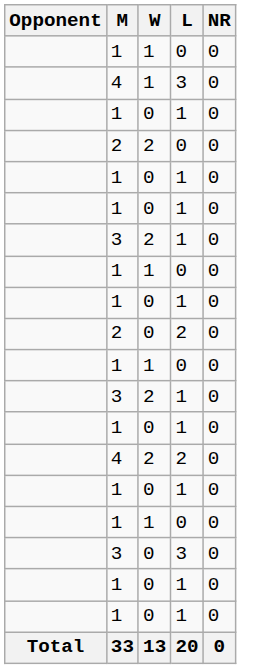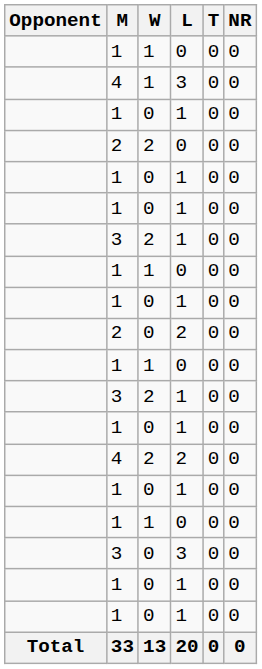+ column: (213, 20)
